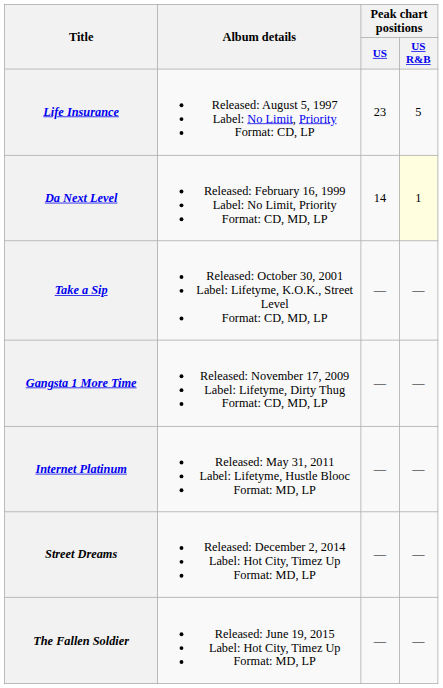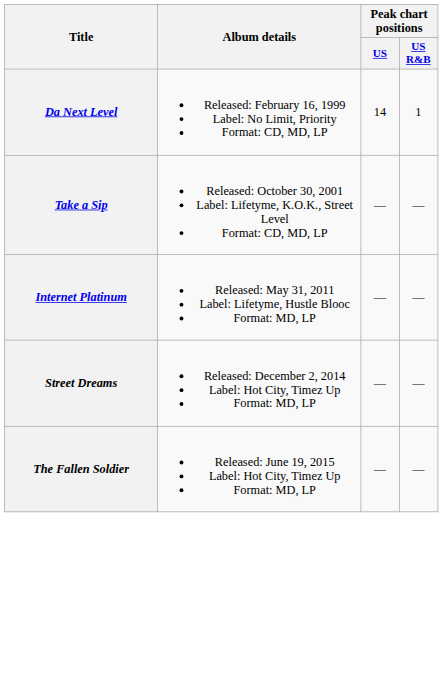- row: (81, 112)
(418, 197) lightyellow background -> (418, 112) no background
- row: (81, 383)
